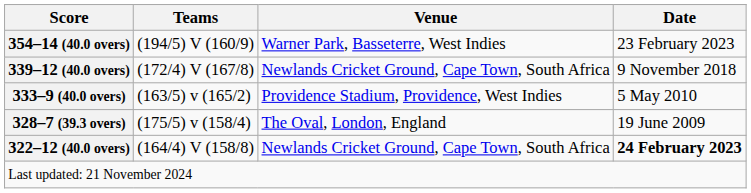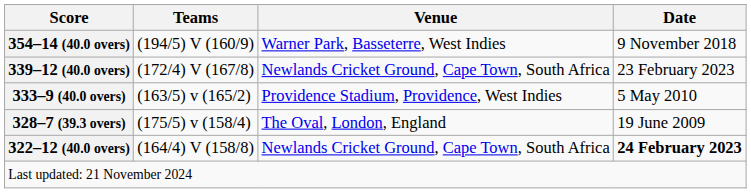(676, 43) 23 February 2023 -> (677, 43) 9 November 2018
(677, 69) 9 November 2018 -> (676, 69) 23 February 2023
